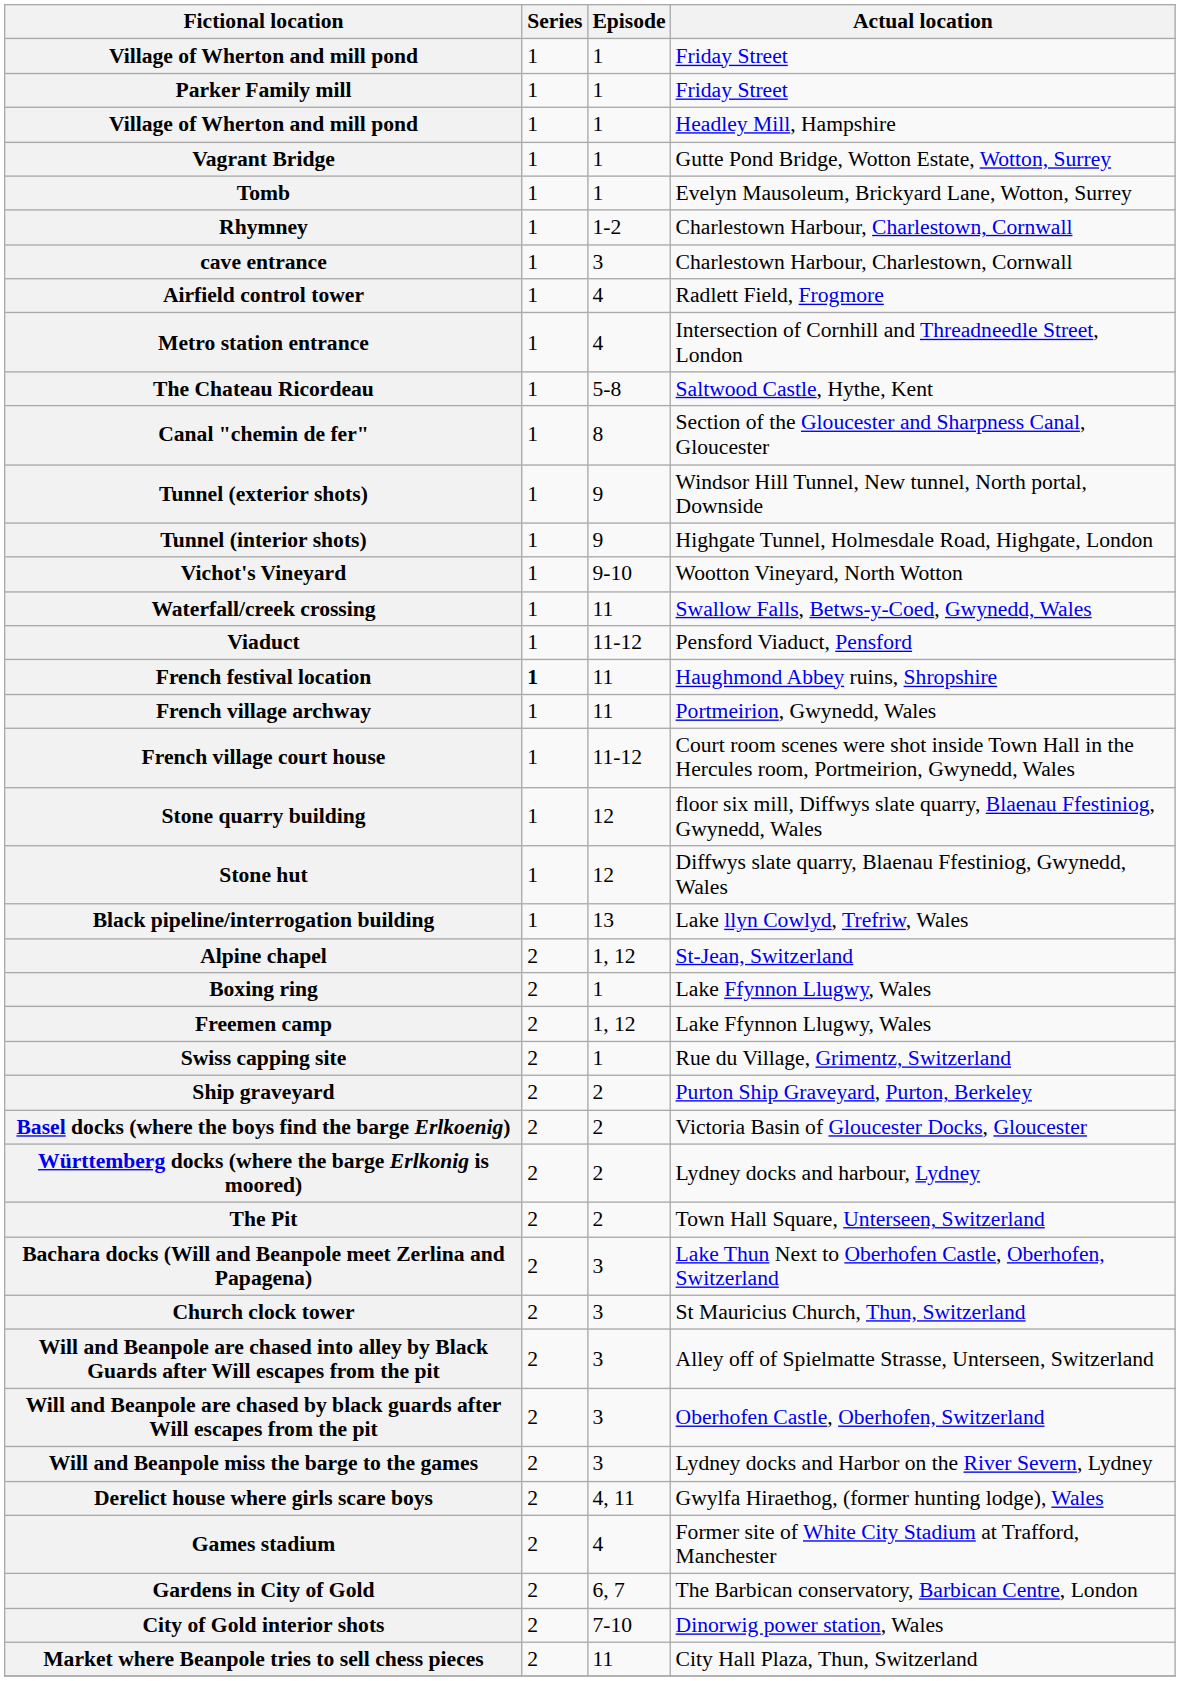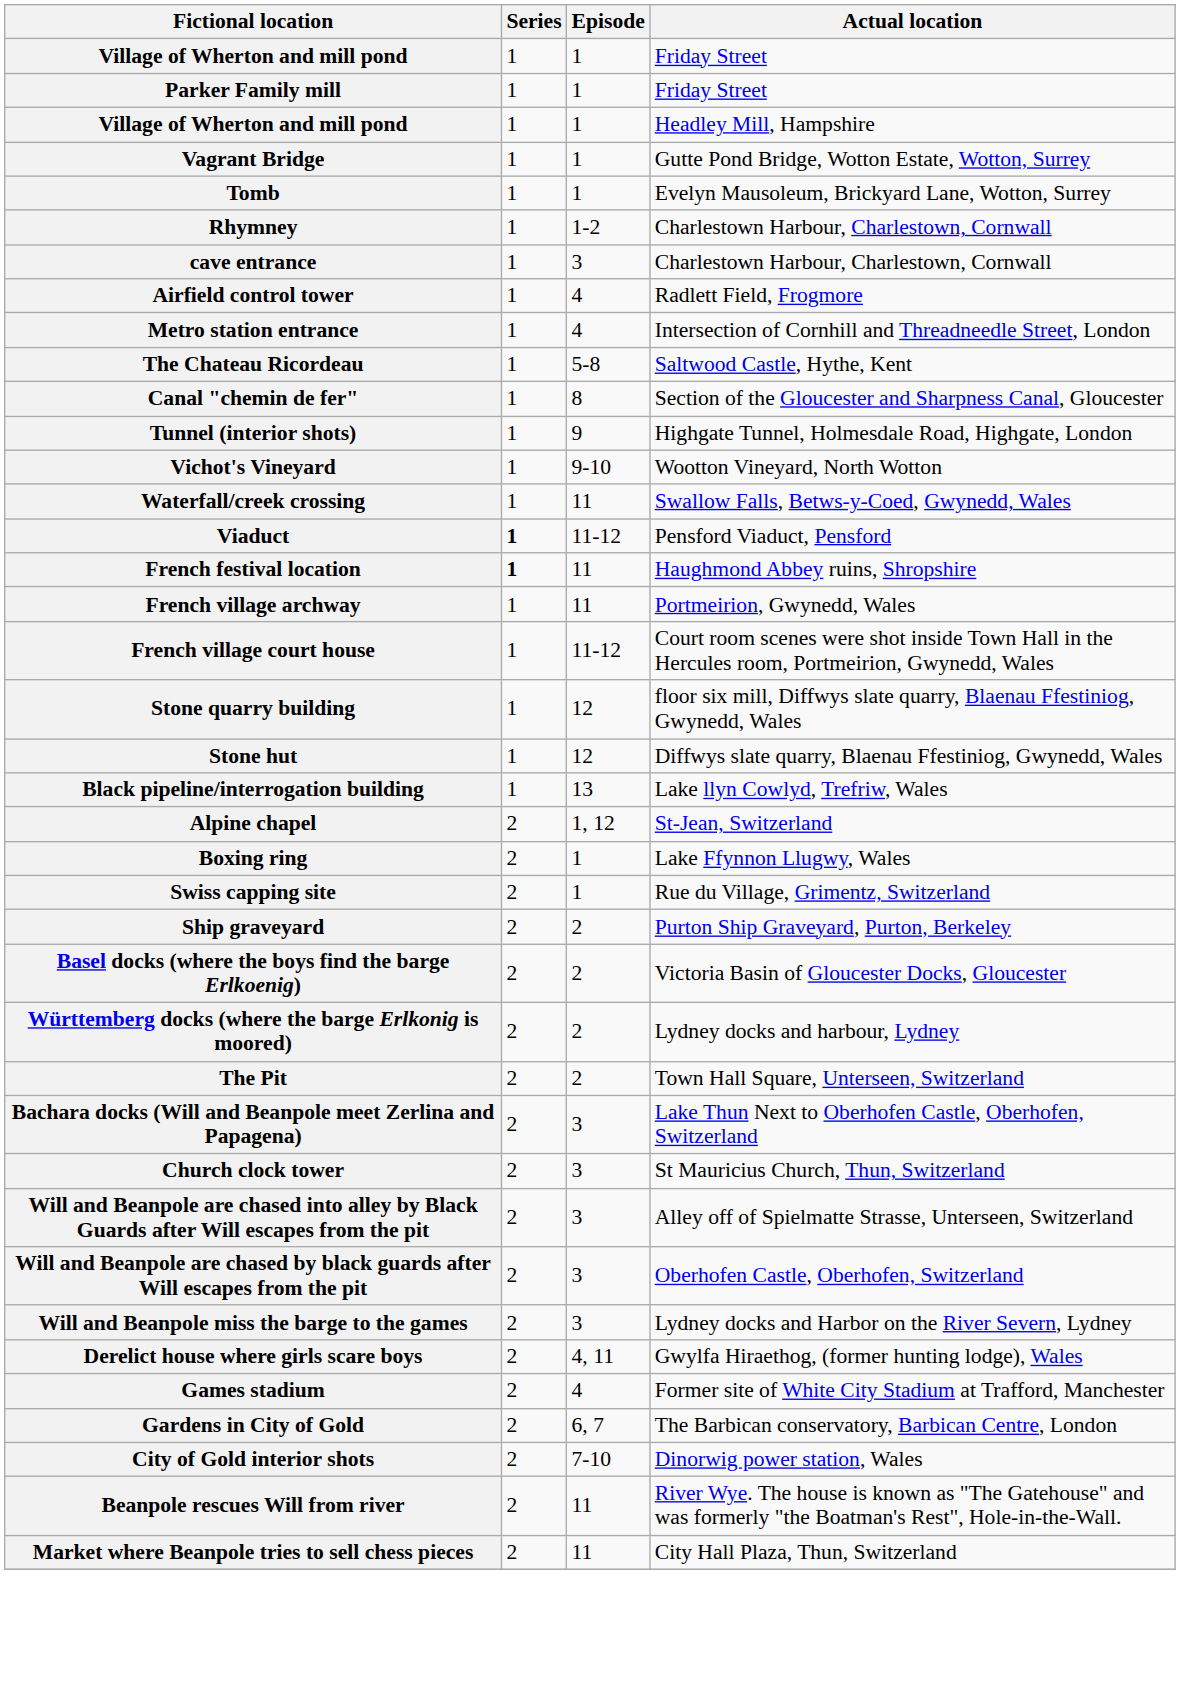- row: (263, 493)
(533, 642) normal -> (512, 535) bold
- row: (263, 1023)
+ row: (253, 1505)
